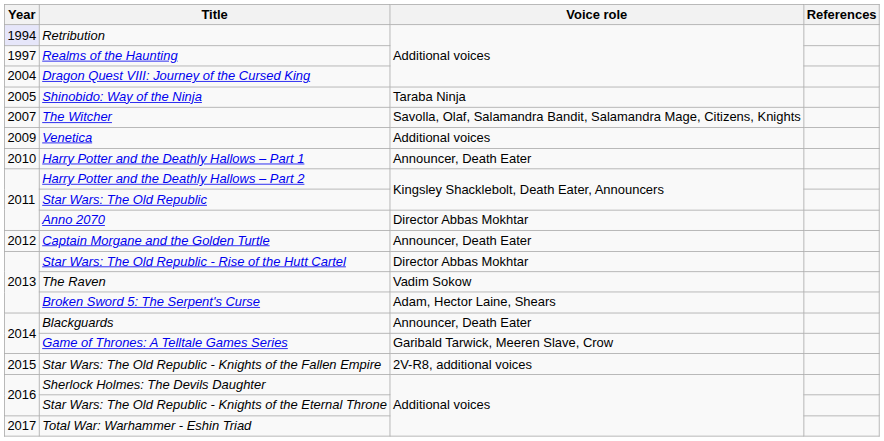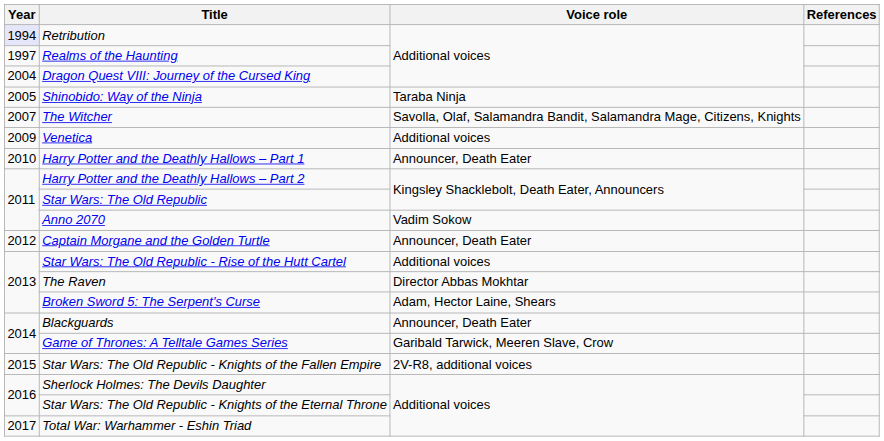(461, 220) Director Abbas Mokhtar -> (432, 220) Vadim Sokow
(461, 261) Director Abbas Mokhtar -> (442, 261) Additional voices
(432, 281) Vadim Sokow -> (461, 281) Director Abbas Mokhtar
